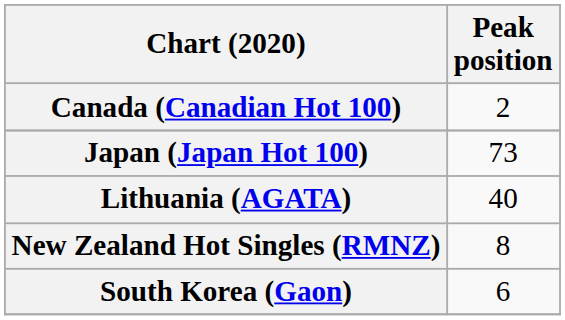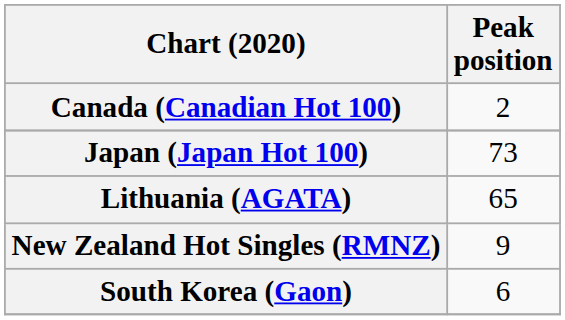(503, 198) 40 -> (503, 198) 65
(503, 245) 8 -> (503, 245) 9
